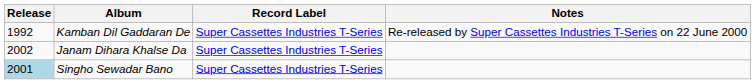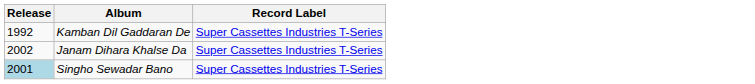- column: (568, 13)
